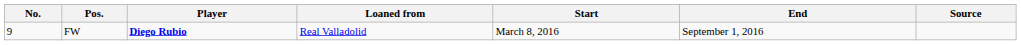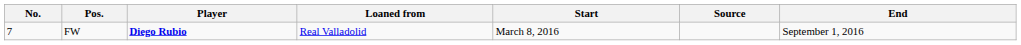columns swapped: (798, 13) <-> (966, 13)
(10, 31) 9 -> (10, 31) 7
